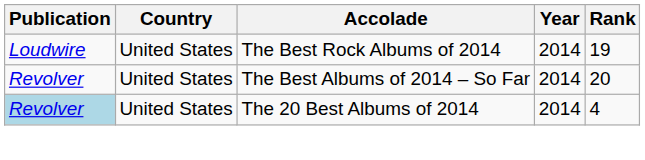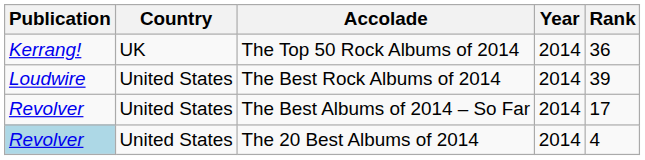+ row: (380, 49)
(600, 49) 19 -> (600, 79) 39
(600, 79) 20 -> (600, 109) 17
